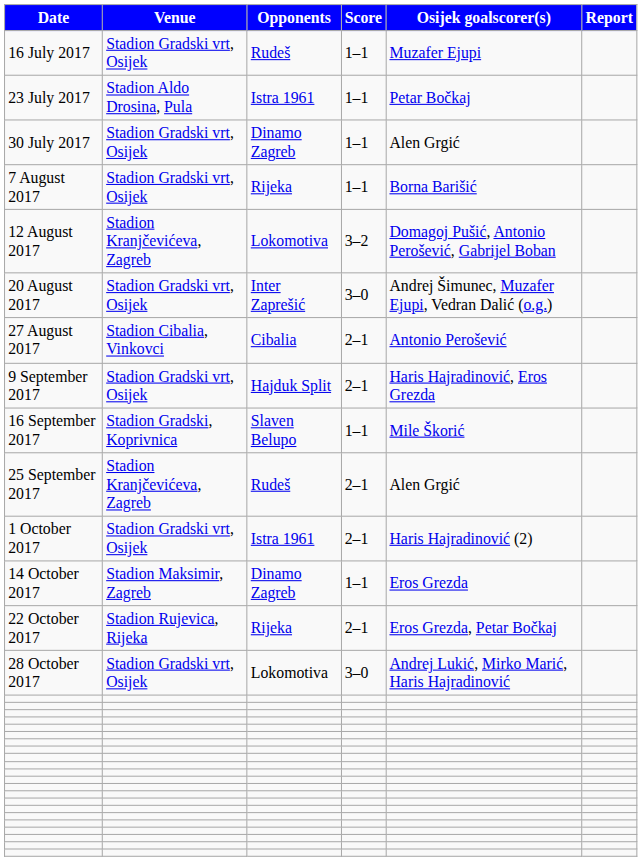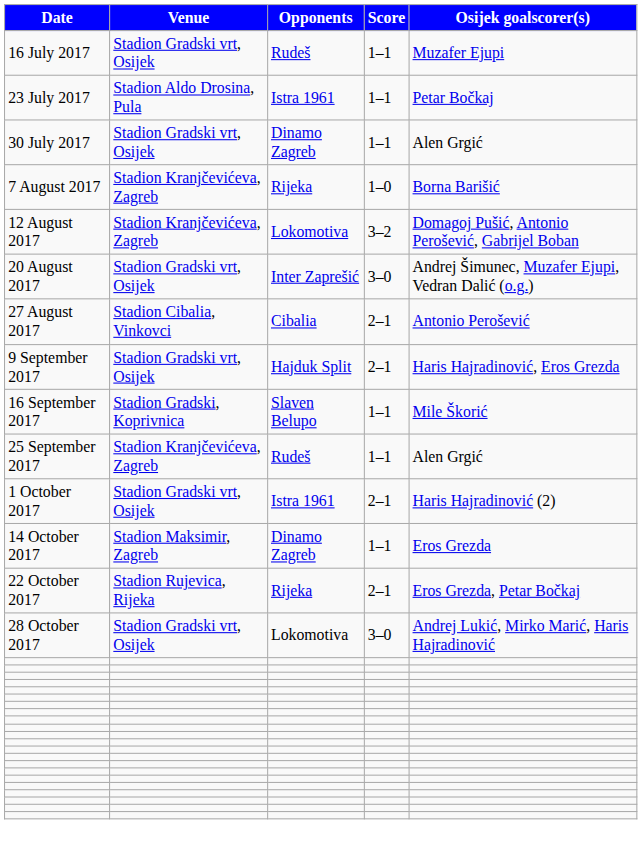- column: (609, 17)
(170, 187) Stadion Gradski vrt, Osijek -> (187, 187) Stadion Kranjčevićeva, Zagreb
(357, 187) 1–1 -> (380, 187) 1–0
(357, 484) 2–1 -> (380, 456) 1–1
